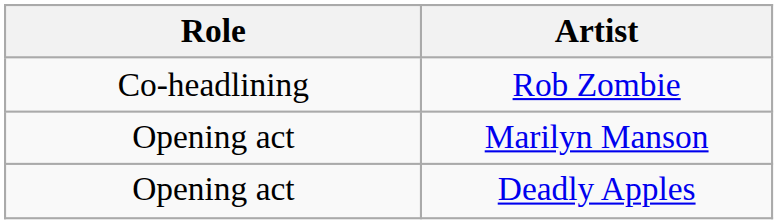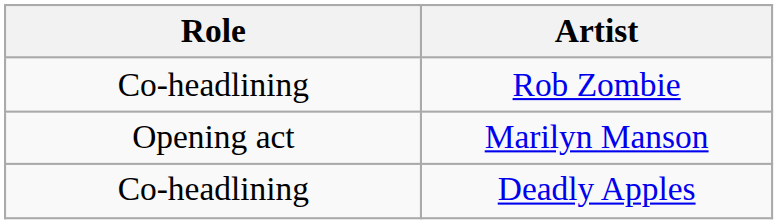(213, 190) Opening act -> (213, 190) Co-headlining
